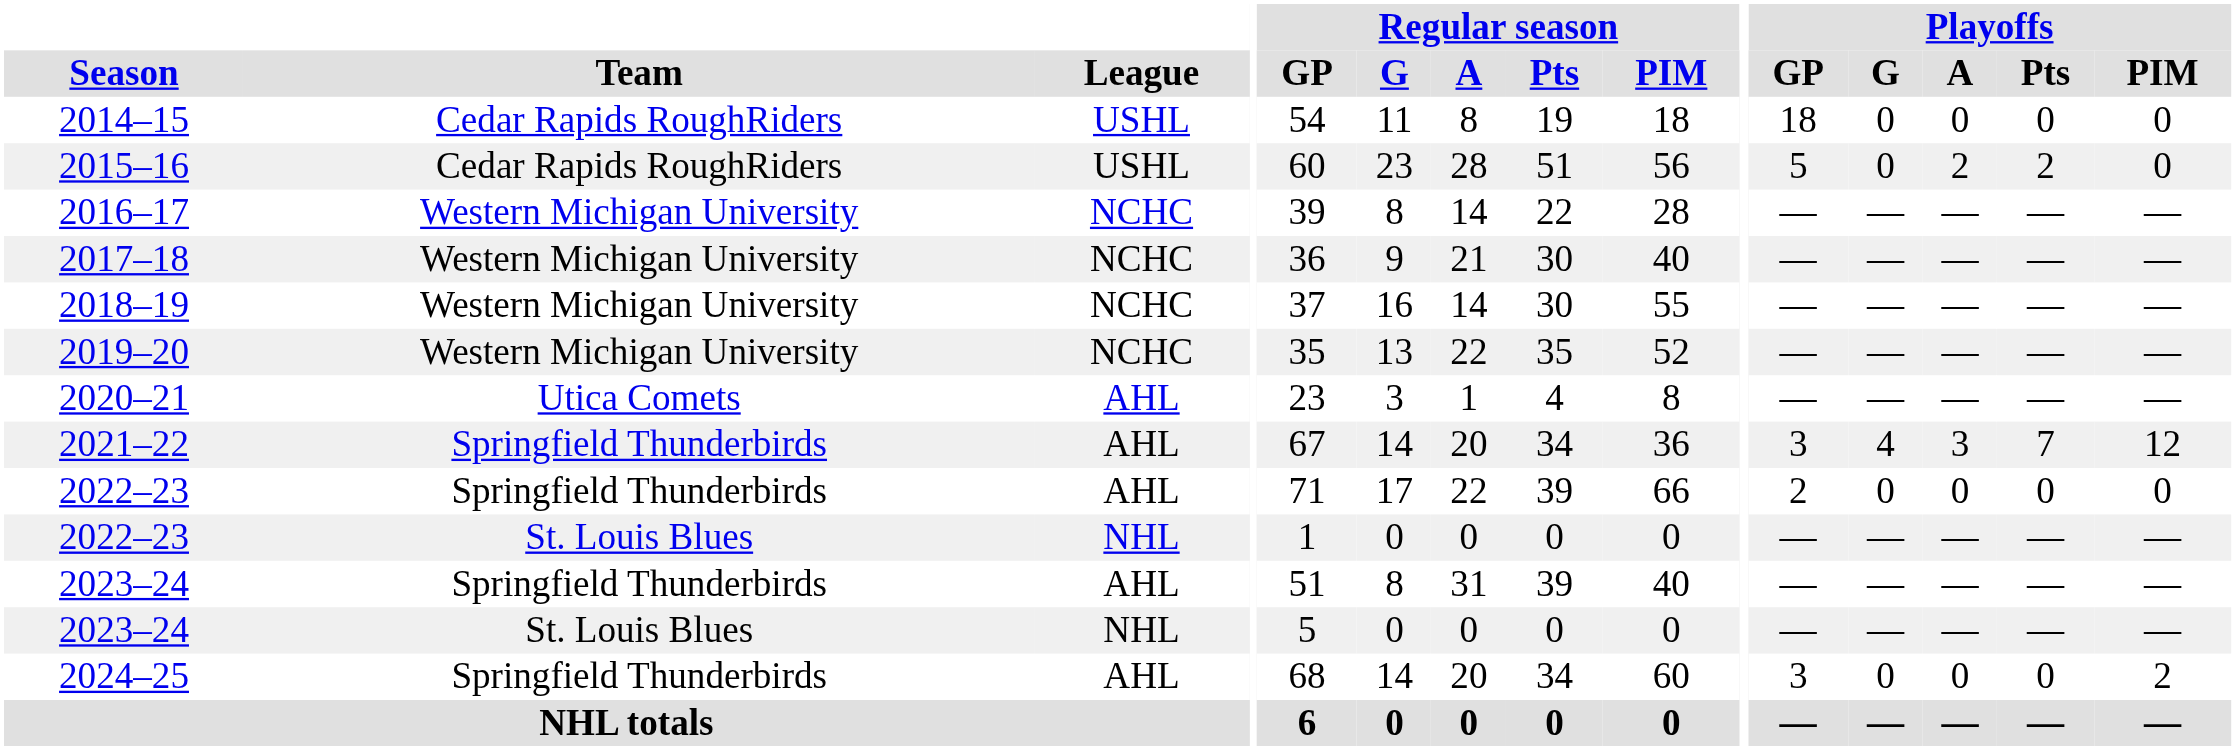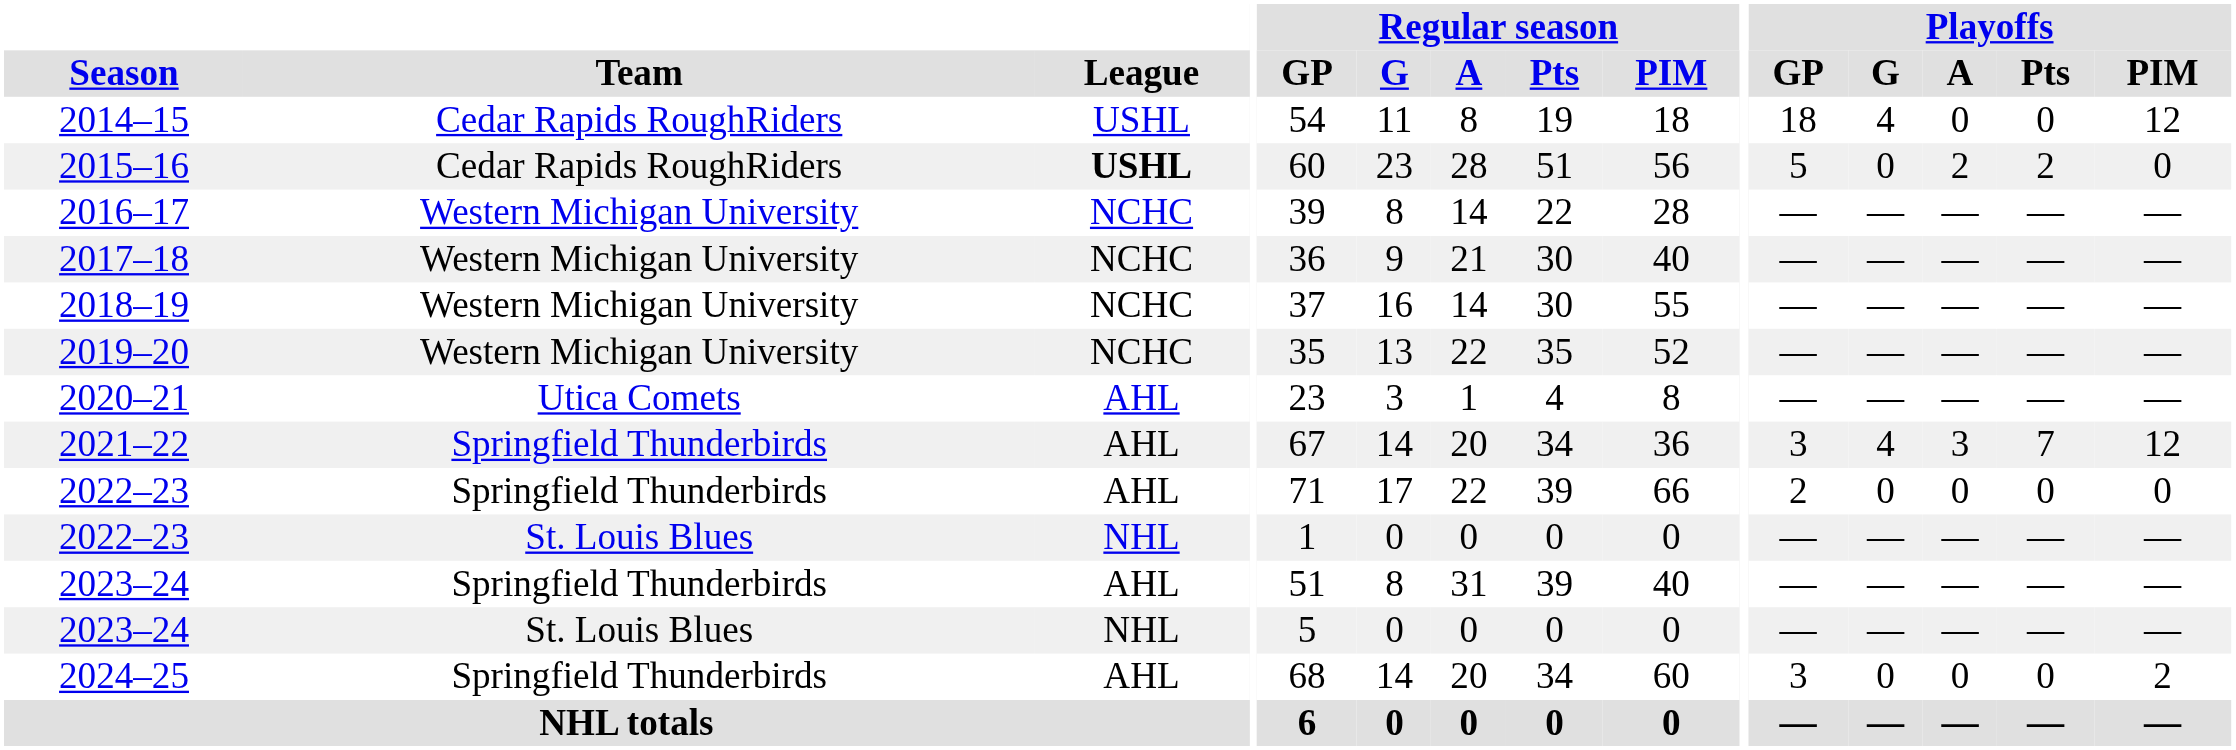(1886, 119) 0 -> (1886, 119) 4
(2163, 119) 0 -> (2163, 119) 12
(1141, 165) normal -> (1142, 165) bold
